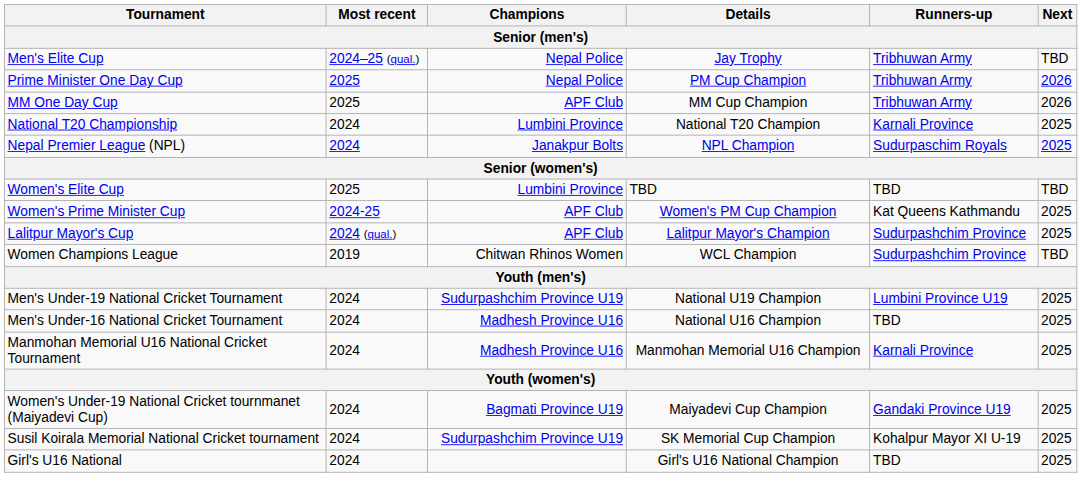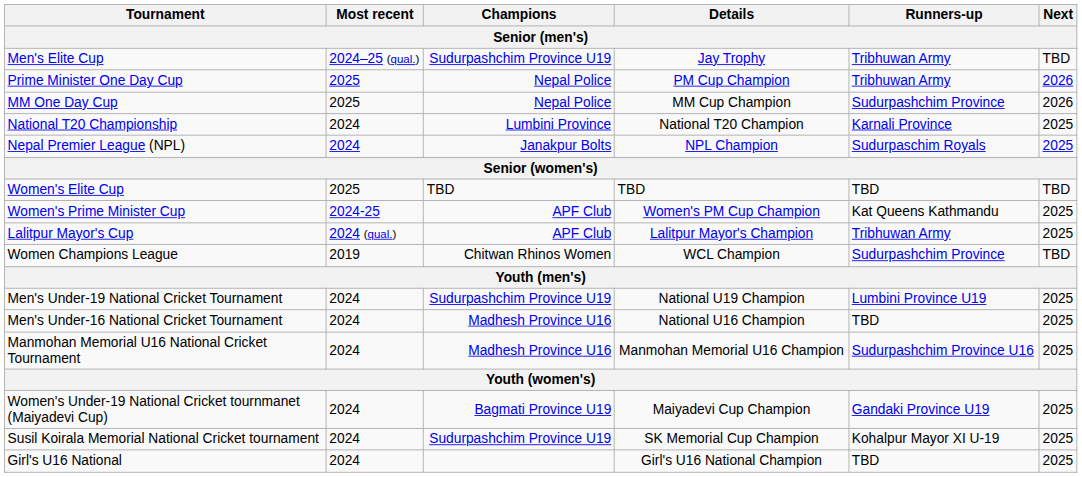(584, 59) Nepal Police -> (520, 59) Sudurpashchim Province U19
(594, 102) APF Club -> (573, 102) Nepal Police
(923, 102) Tribhuwan Army -> (928, 102) Sudurpashchim Province
(570, 189) Lumbini Province -> (441, 189) TBD
(950, 233) Sudurpashchim Province -> (901, 233) Tribhuwan Army
(923, 350) Karnali Province -> (943, 350) Sudurpashchim Province U16
